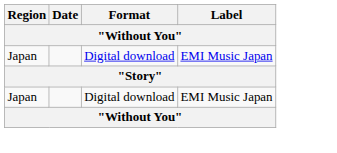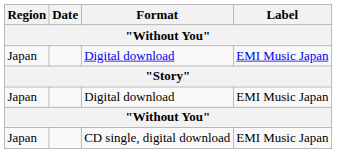+ row: (22, 138)
